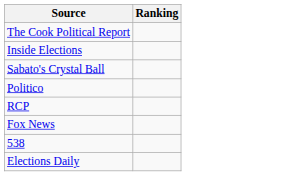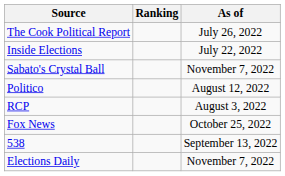+ column: (230, 13)
